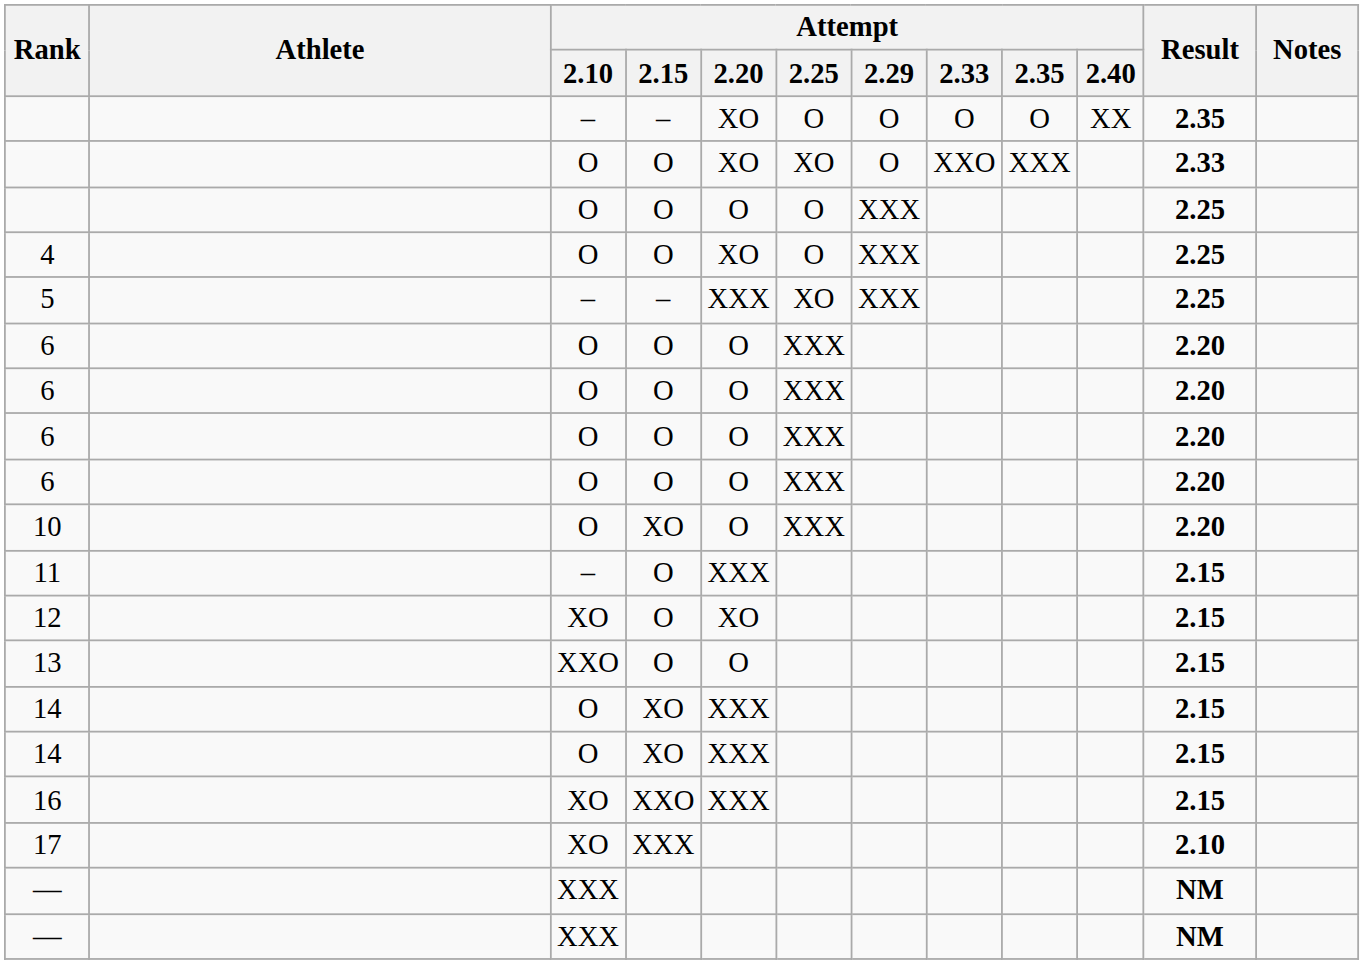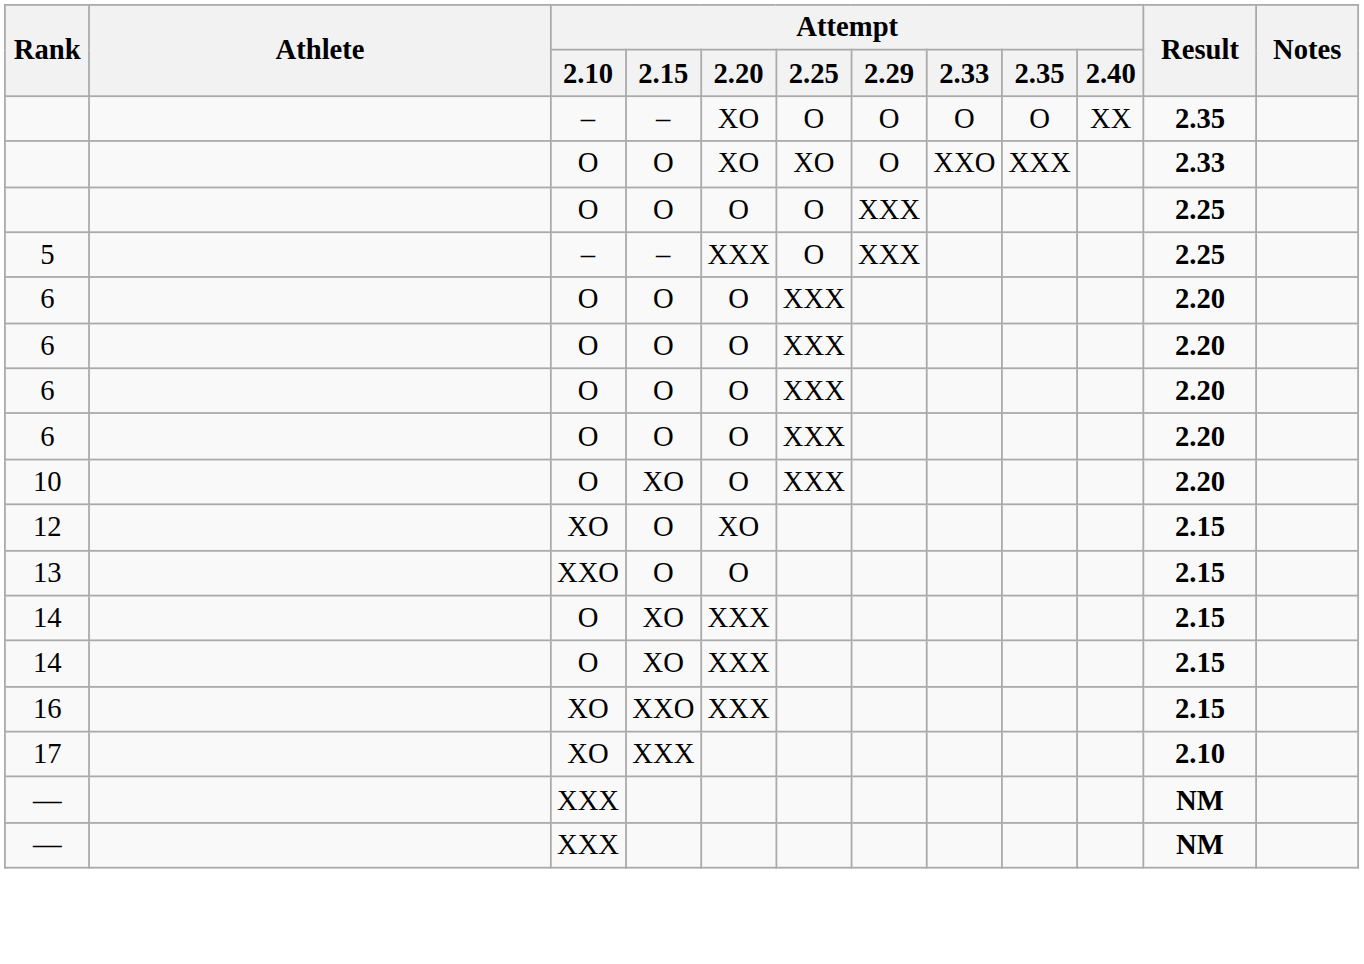- row: (47, 254)
(814, 299) XO -> (814, 254) O
- row: (47, 572)
